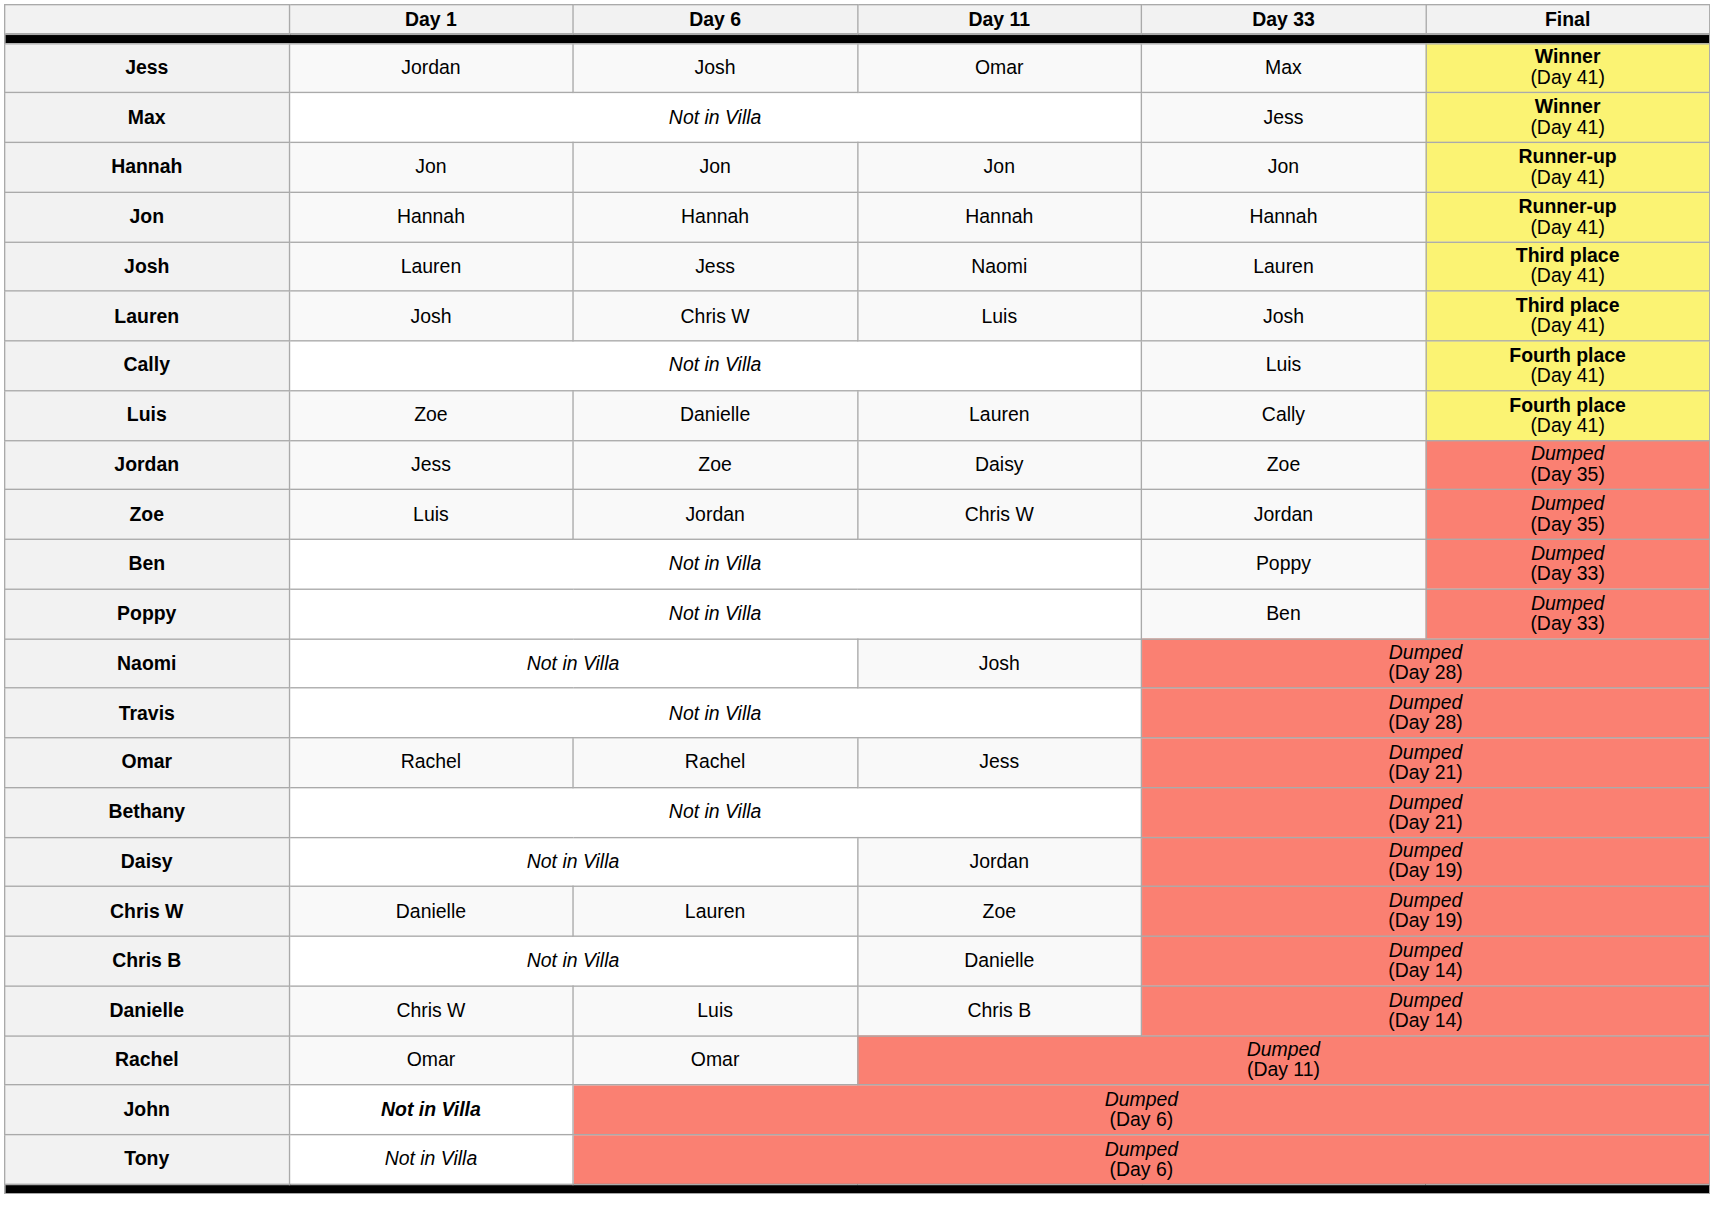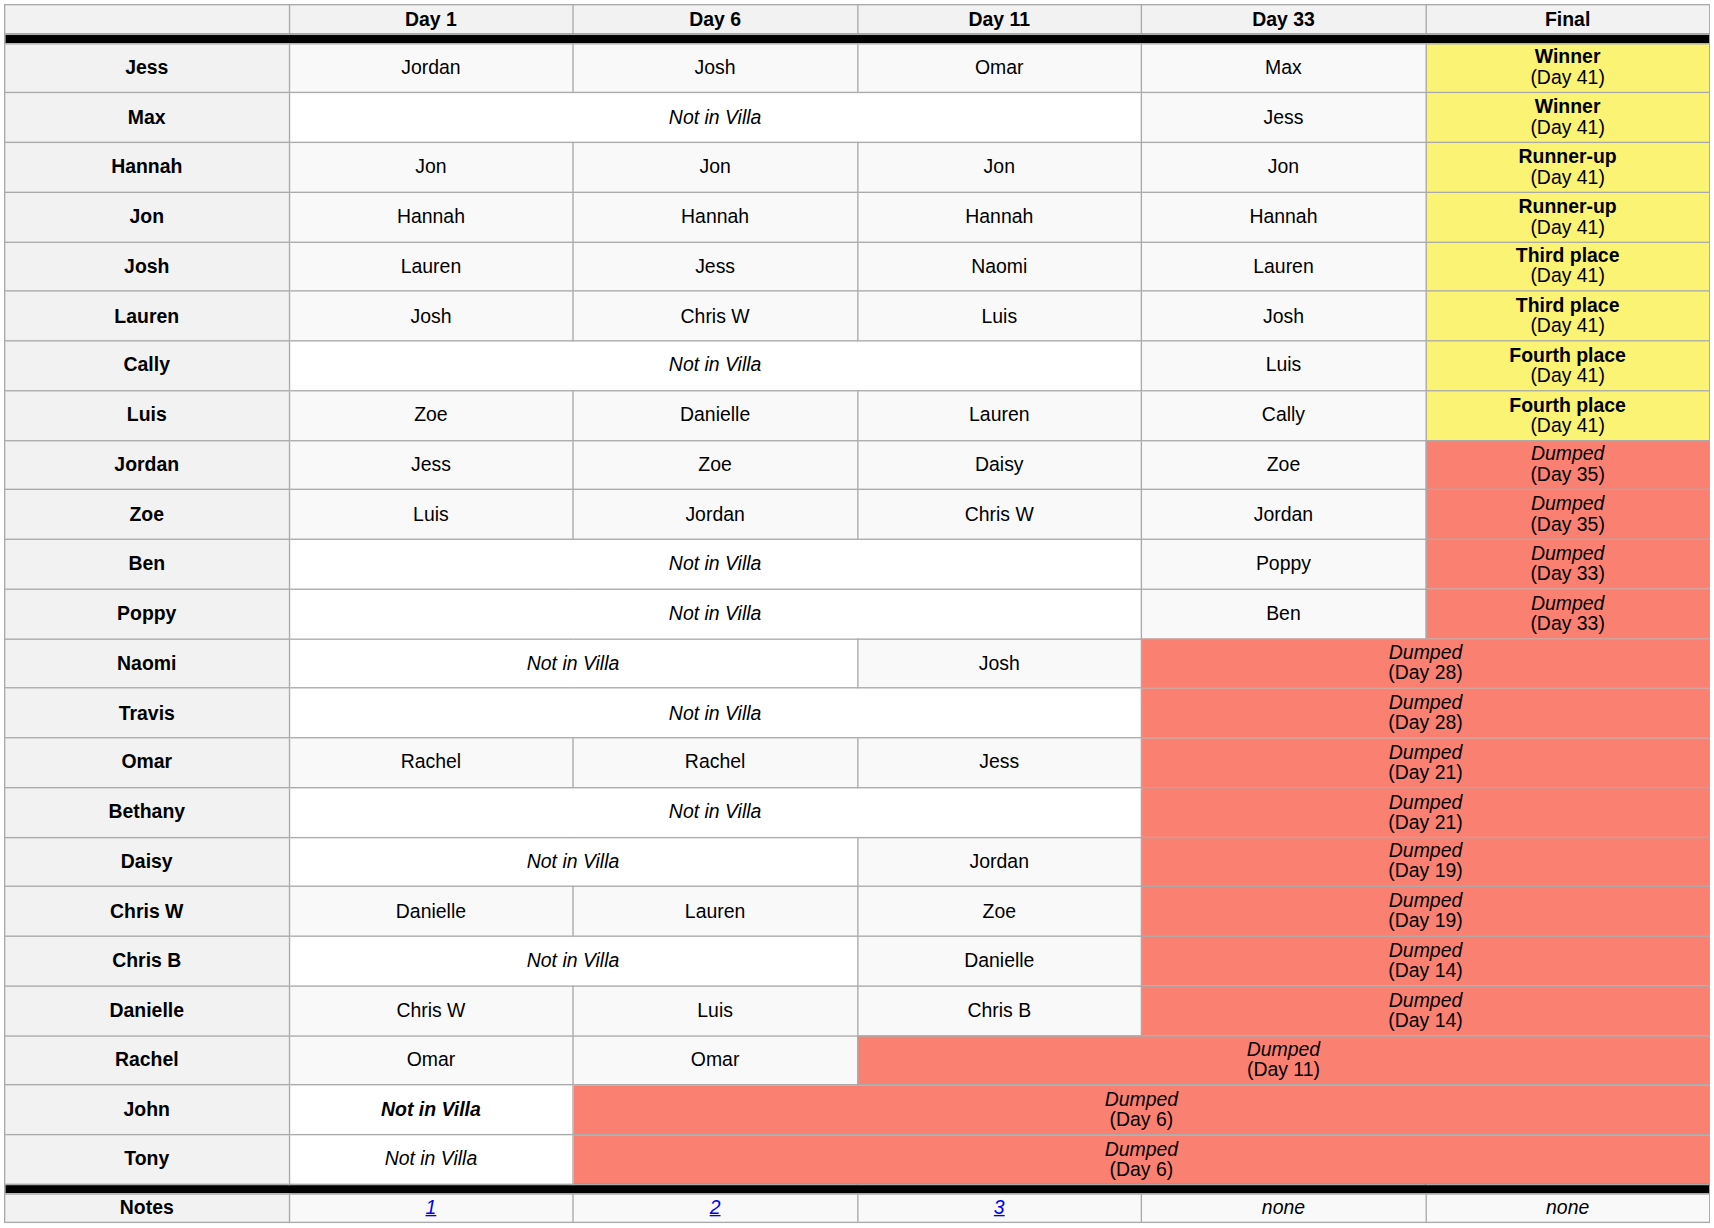+ row: (147, 1208)
